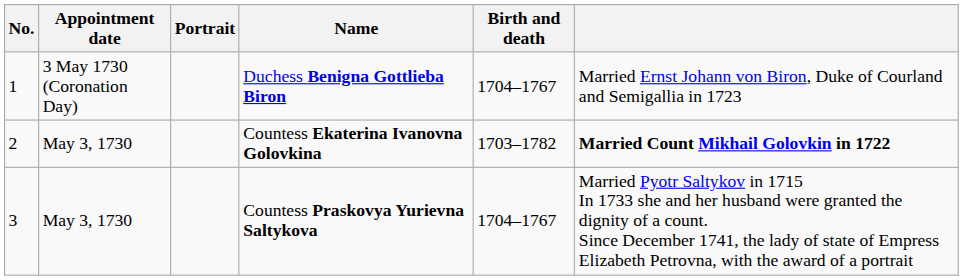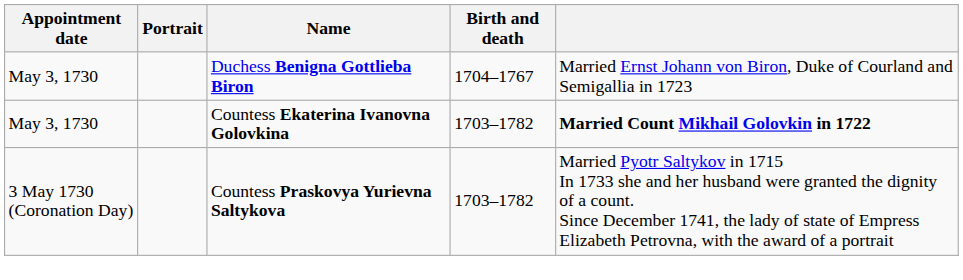- column: (22, 28)
(85, 85) 3 May 1730 (Coronation Day) -> (53, 76) May 3, 1730
(87, 220) May 3, 1730 -> (71, 201) 3 May 1730 (Coronation Day)
(517, 220) 1704–1767 -> (494, 201) 1703–1782
